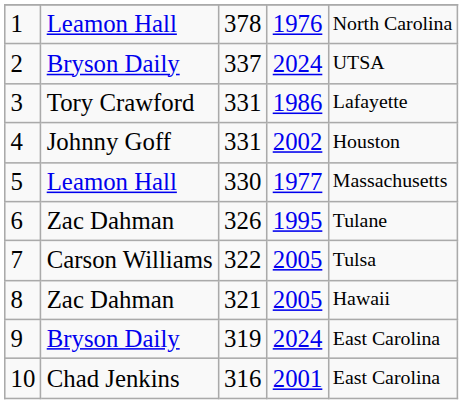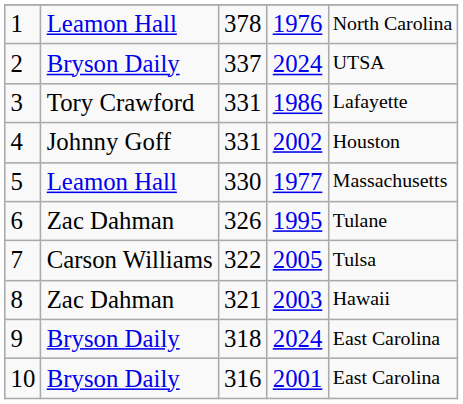(298, 299) 2005 -> (298, 299) 2003
(243, 338) 319 -> (243, 338) 318
(113, 378) Chad Jenkins -> (113, 378) Bryson Daily
